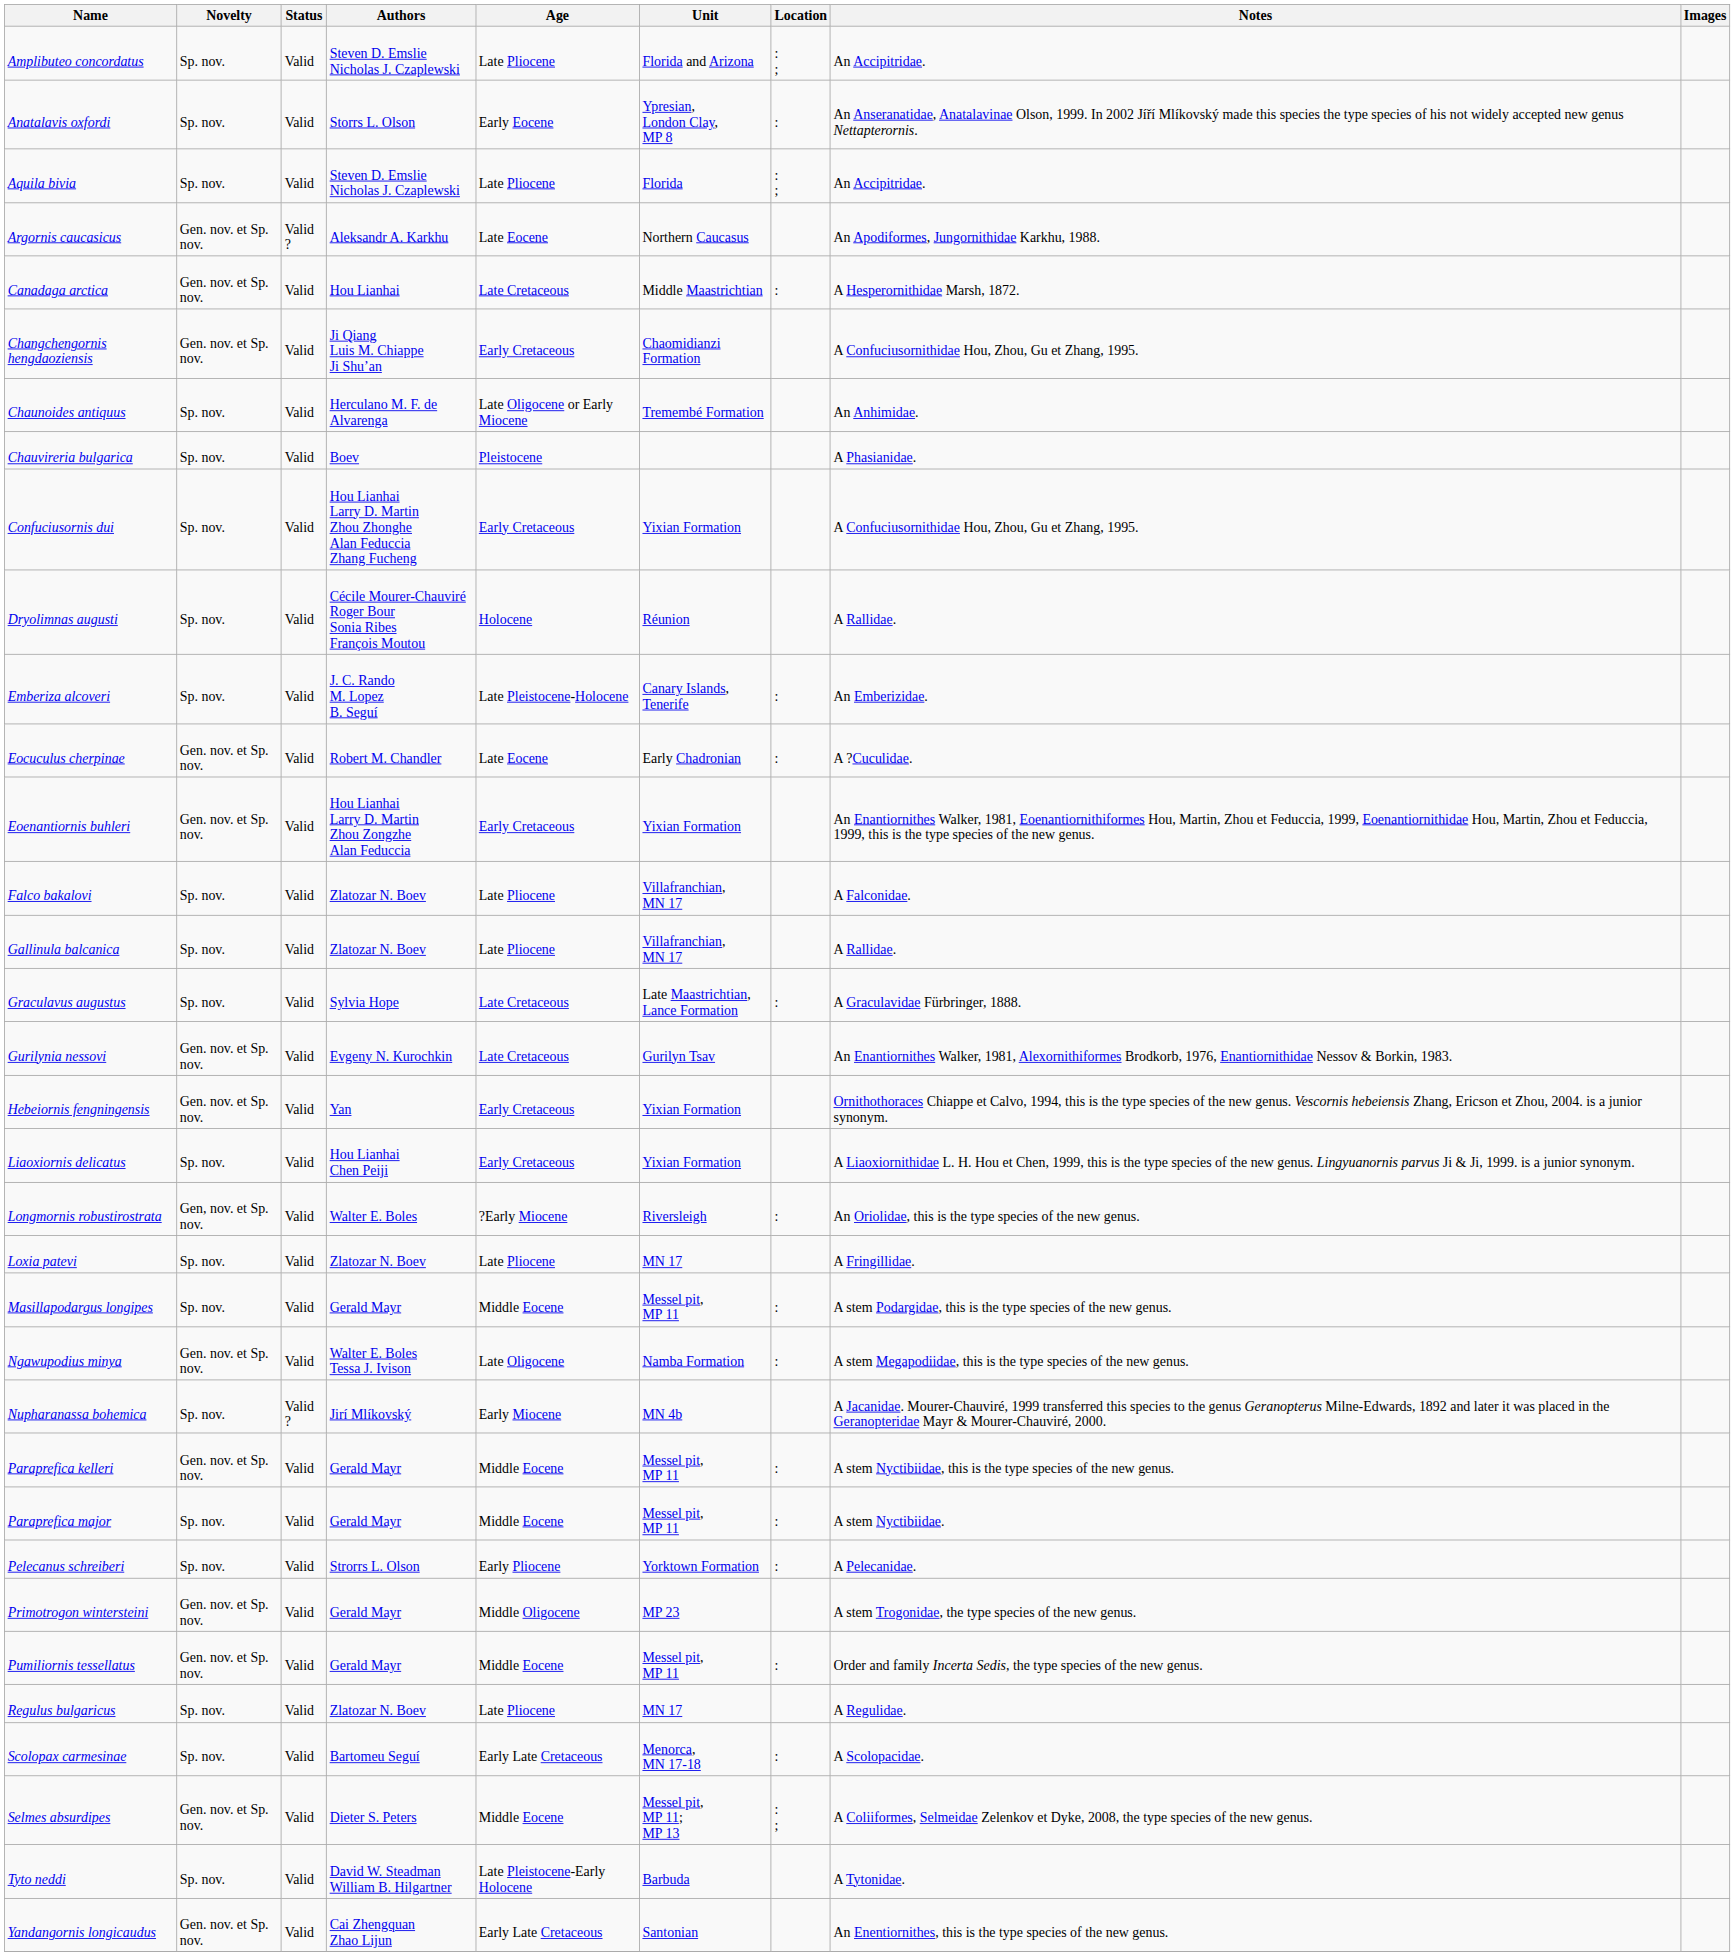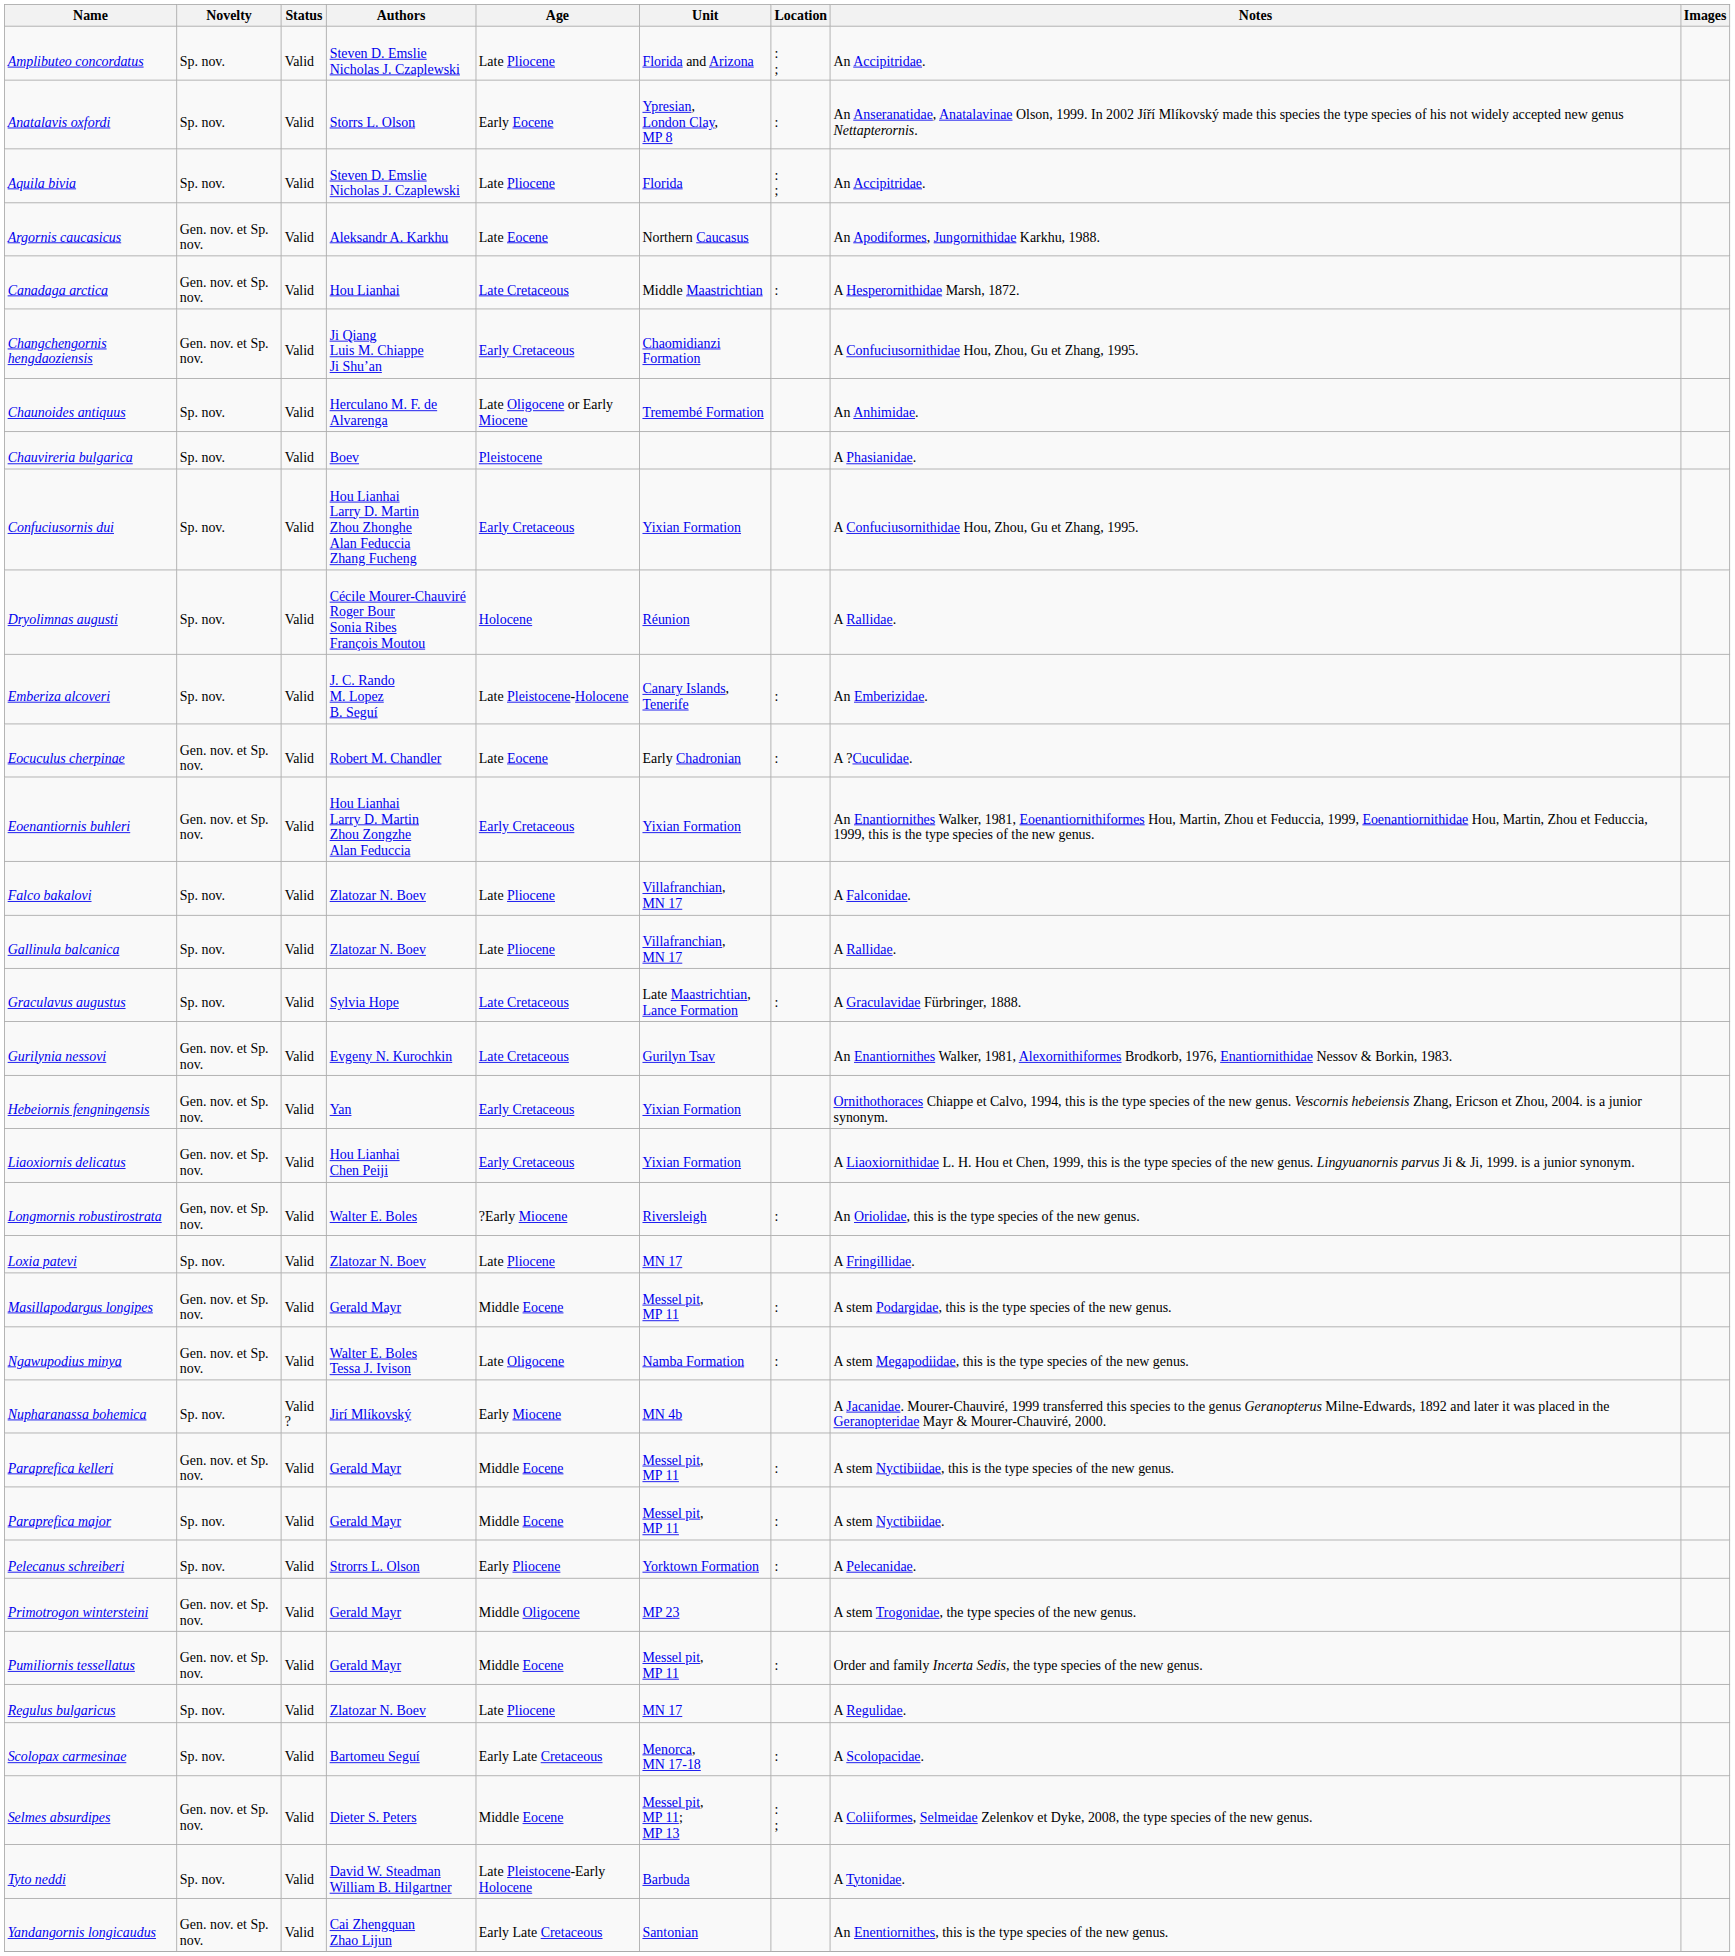(299, 236) Valid ? -> (299, 236) Valid
(202, 1163) Sp. nov. -> (224, 1163) Gen. nov. et Sp. nov.
(202, 1307) Sp. nov. -> (224, 1307) Gen. nov. et Sp. nov.
